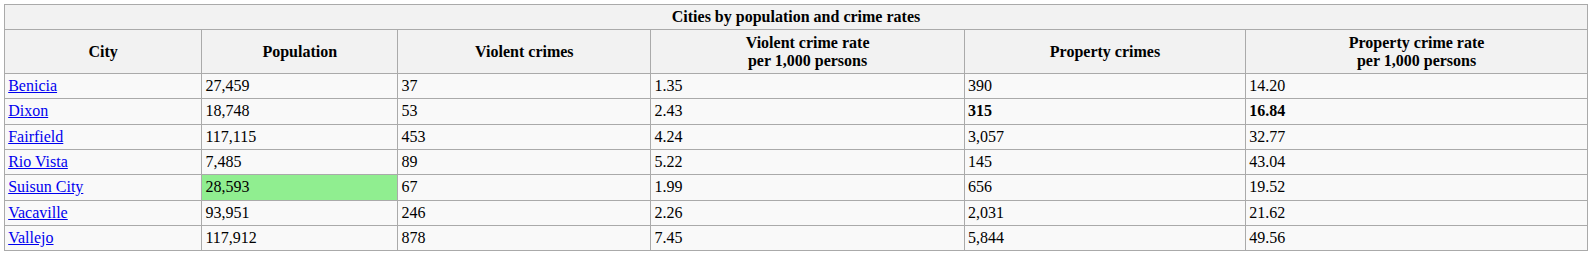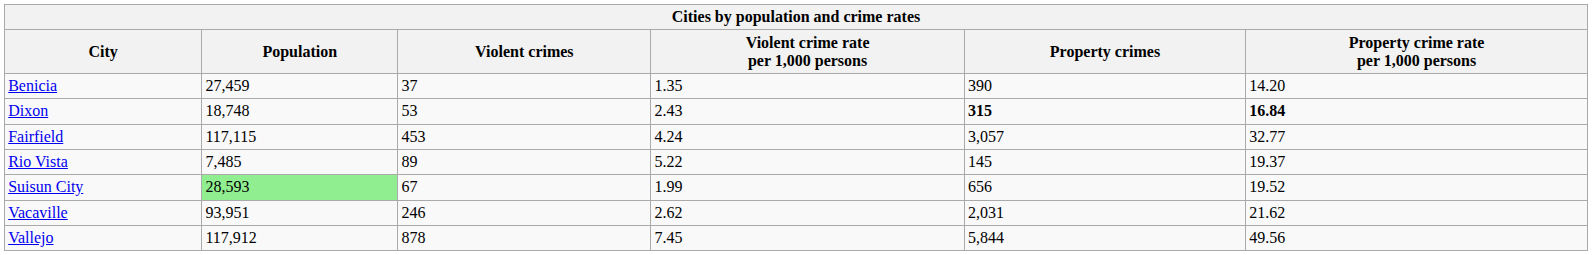(1267, 162) 43.04 -> (1267, 162) 19.37
(669, 212) 2.26 -> (669, 212) 2.62
